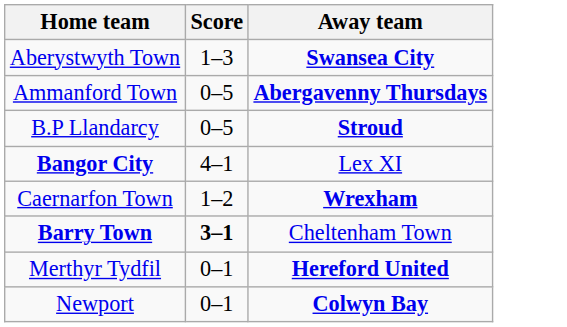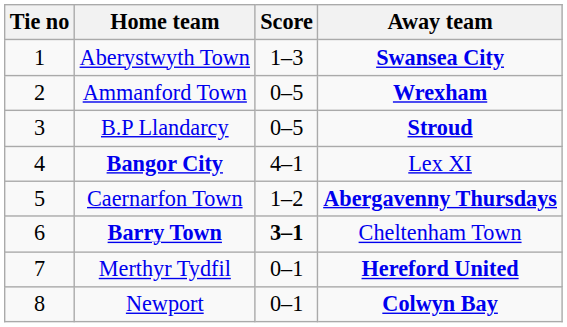+ column: (40, 22)
(370, 92) Abergavenny Thursdays -> (440, 92) Wrexham
(370, 198) Wrexham -> (440, 198) Abergavenny Thursdays
